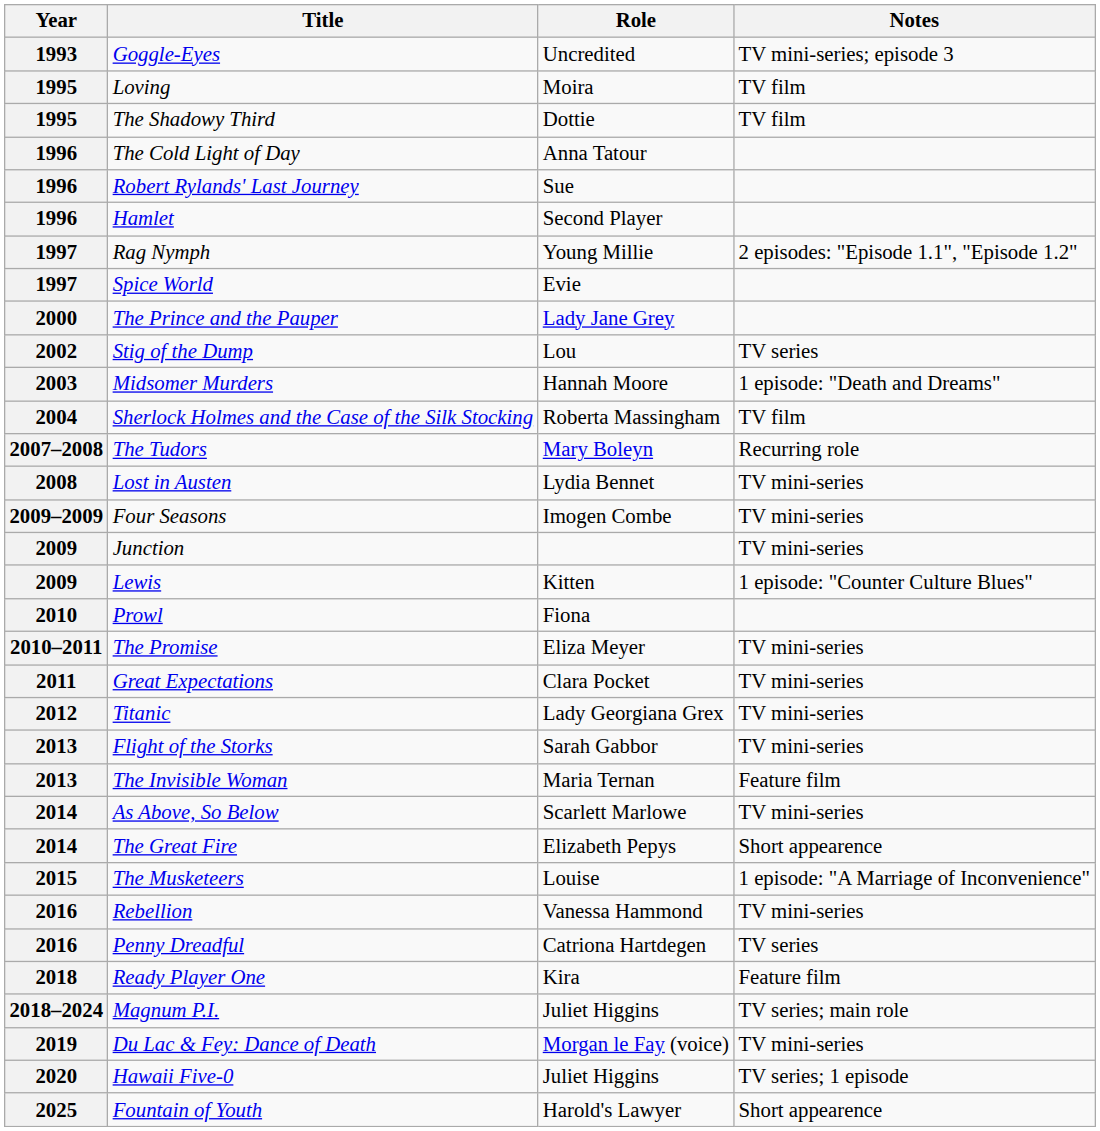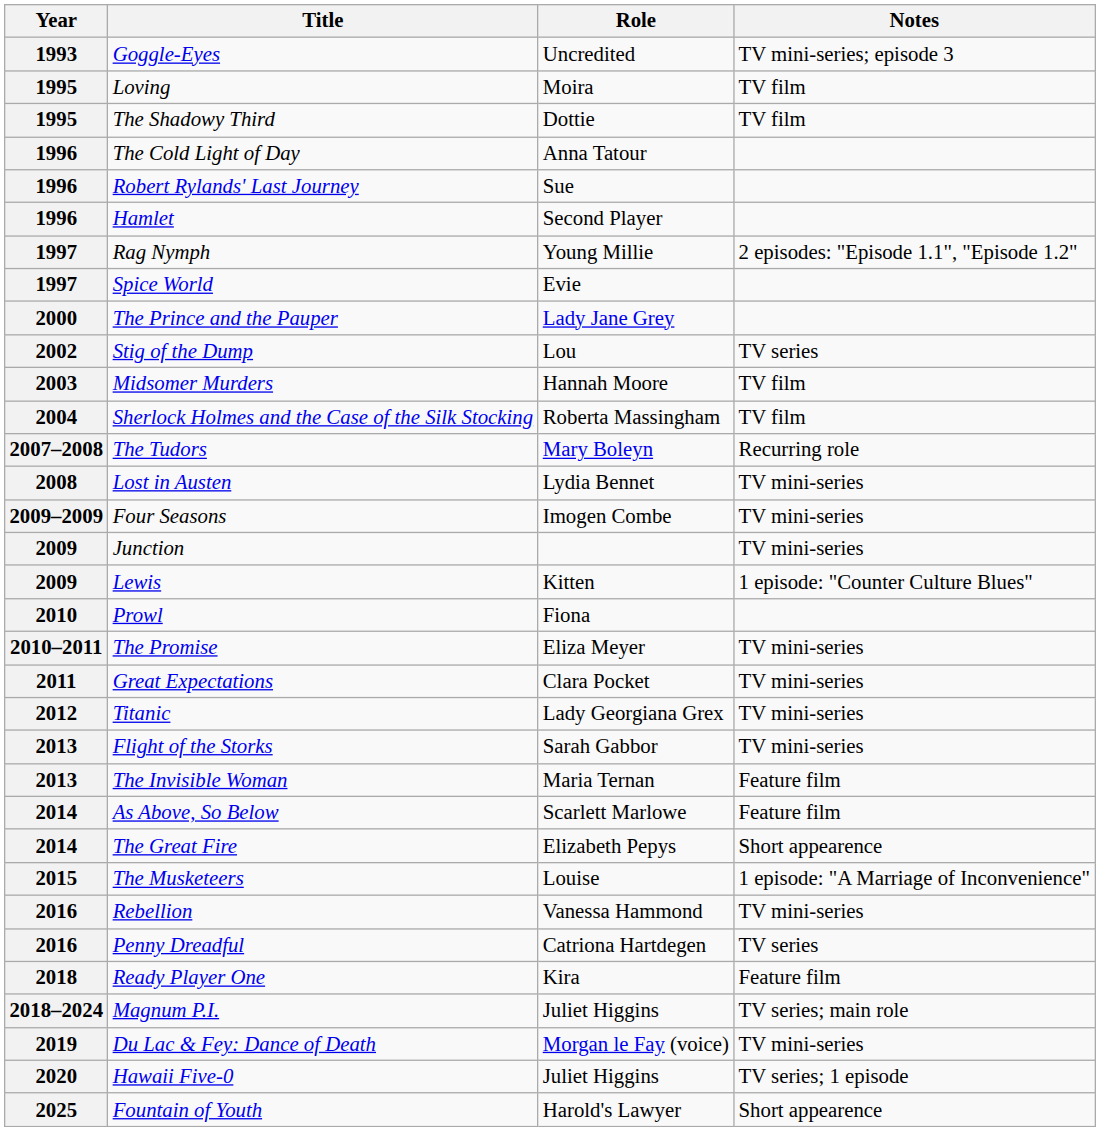(869, 383) 1 episode: "Death and Dreams" -> (772, 383) TV film
(801, 812) TV mini-series -> (790, 812) Feature film
